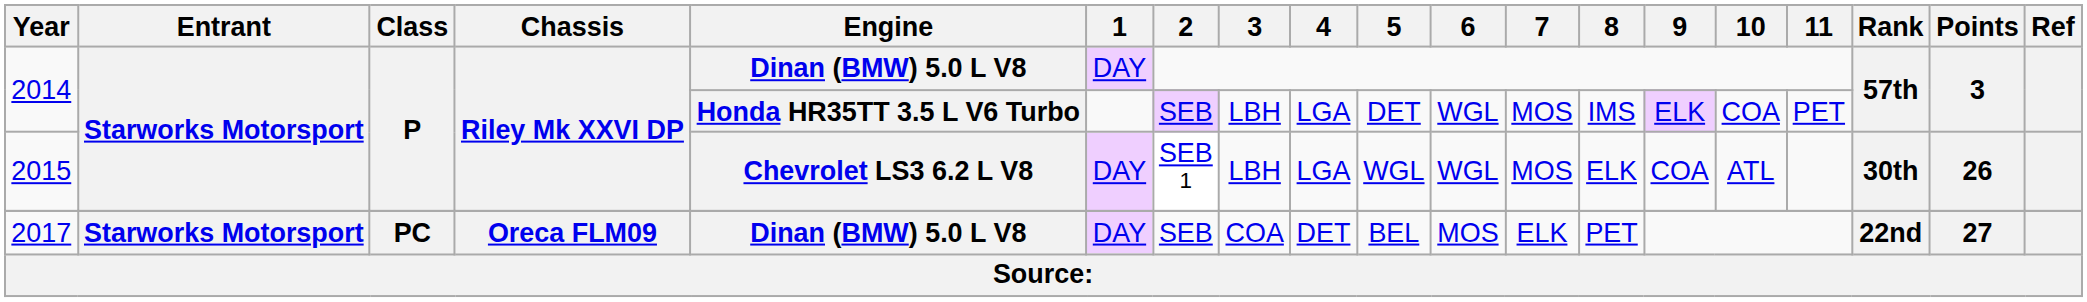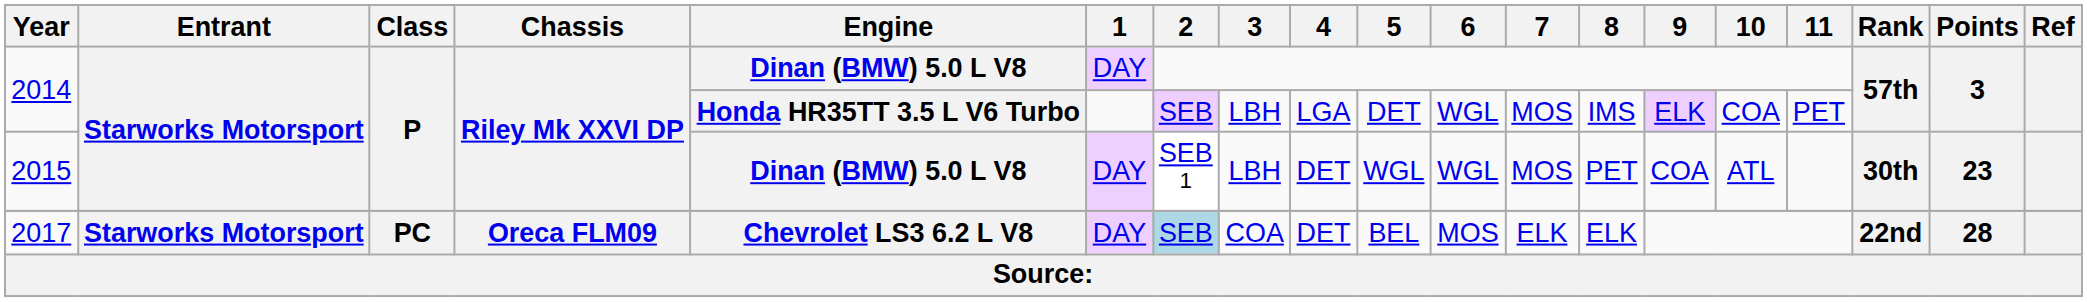(888, 171) Chevrolet LS3 6.2 L V8 -> (888, 171) Dinan (BMW) 5.0 L V8
(1324, 171) LGA -> (1324, 171) DET
(1612, 171) ELK -> (1612, 171) PET
(1977, 171) 26 -> (1977, 171) 23
(888, 232) Dinan (BMW) 5.0 L V8 -> (888, 232) Chevrolet LS3 6.2 L V8
(1186, 232) no background -> (1186, 232) lightblue background
(1612, 232) PET -> (1612, 232) ELK
(1977, 232) 27 -> (1977, 232) 28
